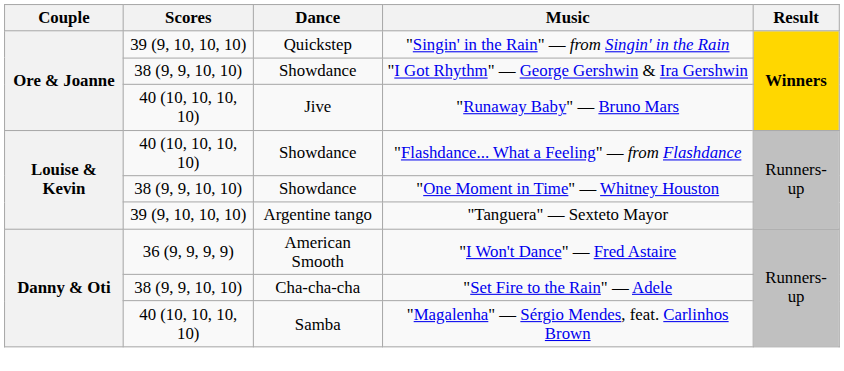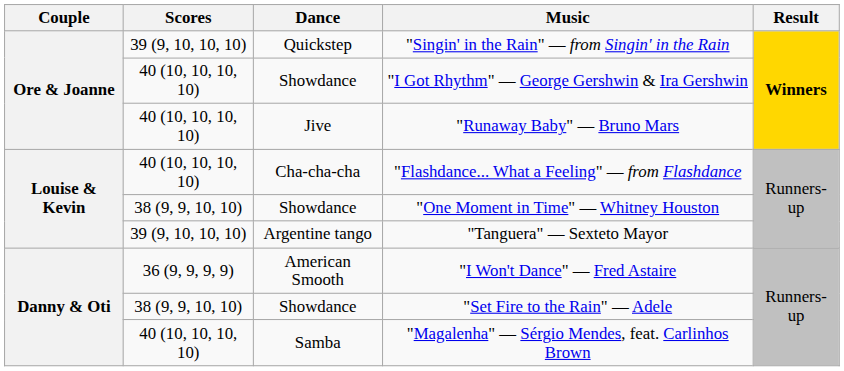(188, 71) 38 (9, 9, 10, 10) -> (188, 80) 40 (10, 10, 10, 10)
(318, 152) Showdance -> (318, 171) Cha-cha-cha
(318, 287) Cha-cha-cha -> (318, 306) Showdance
